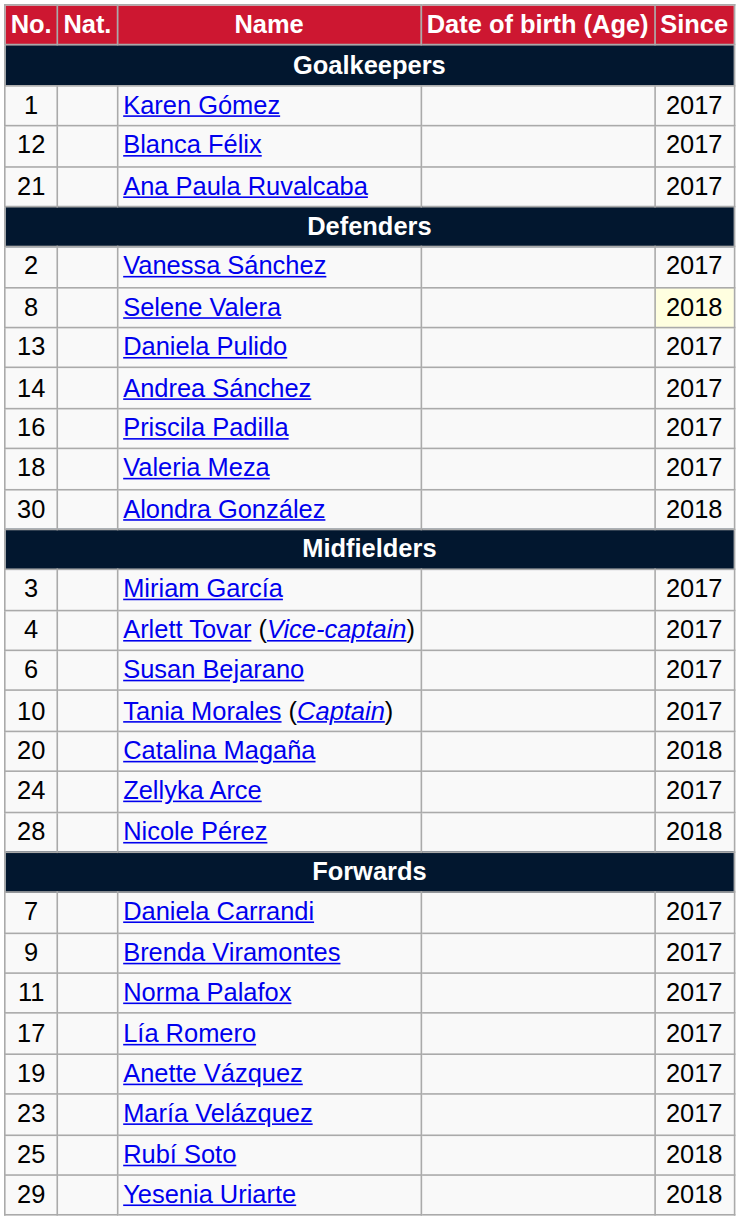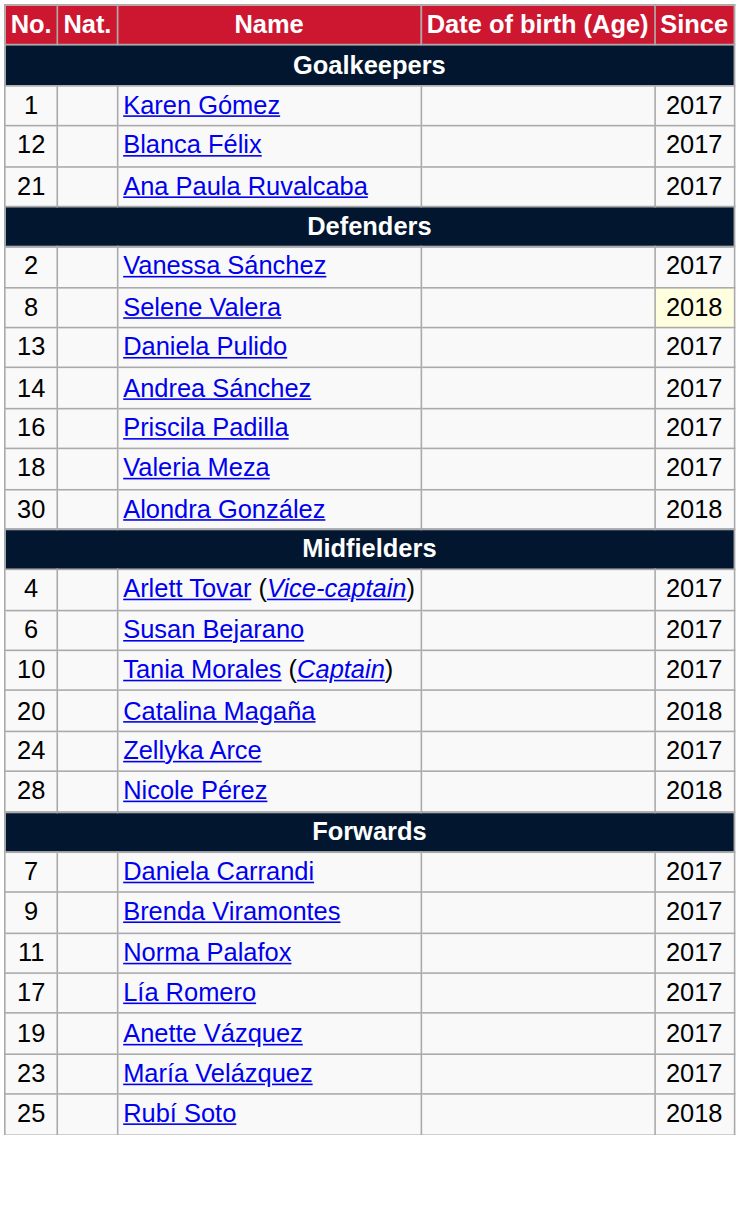- row: (203, 589)
- row: (210, 1194)
